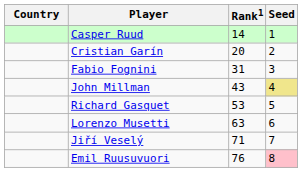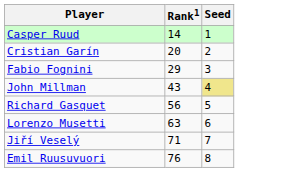- column: (36, 15)
(238, 70) 31 -> (174, 70) 29
(238, 105) 53 -> (174, 105) 56
(272, 158) pink background -> (208, 158) no background
